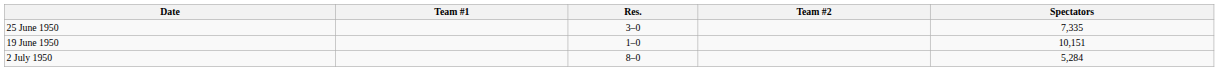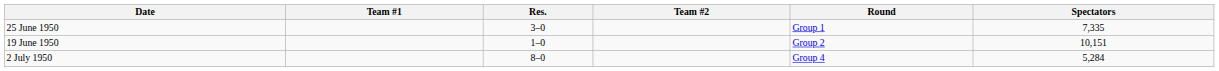+ column: (882, 12)
